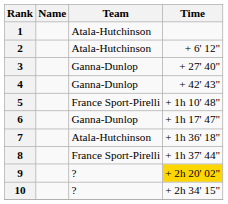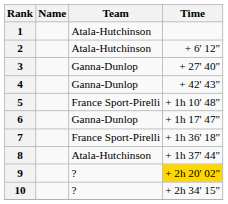(111, 137) Atala-Hutchinson -> (116, 137) France Sport-Pirelli
(116, 155) France Sport-Pirelli -> (111, 155) Atala-Hutchinson
